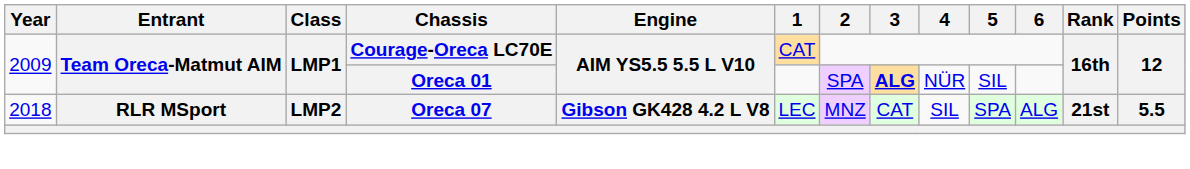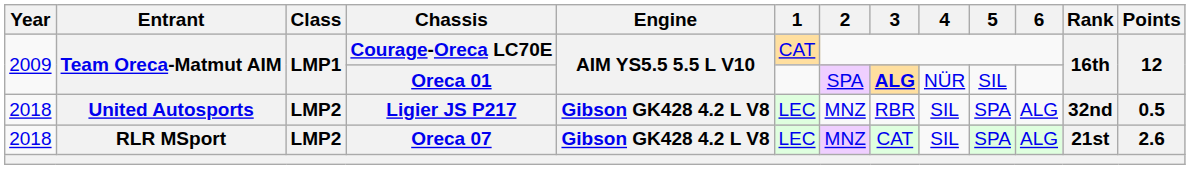+ row: (451, 109)
(1152, 109) 5.5 -> (1152, 139) 2.6
